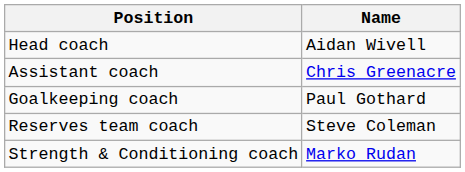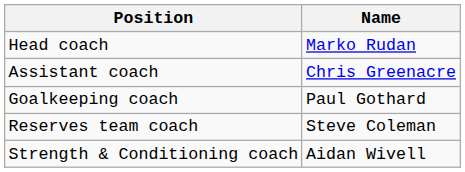(366, 45) Aidan Wivell -> (361, 45) Marko Rudan
(361, 154) Marko Rudan -> (366, 154) Aidan Wivell
